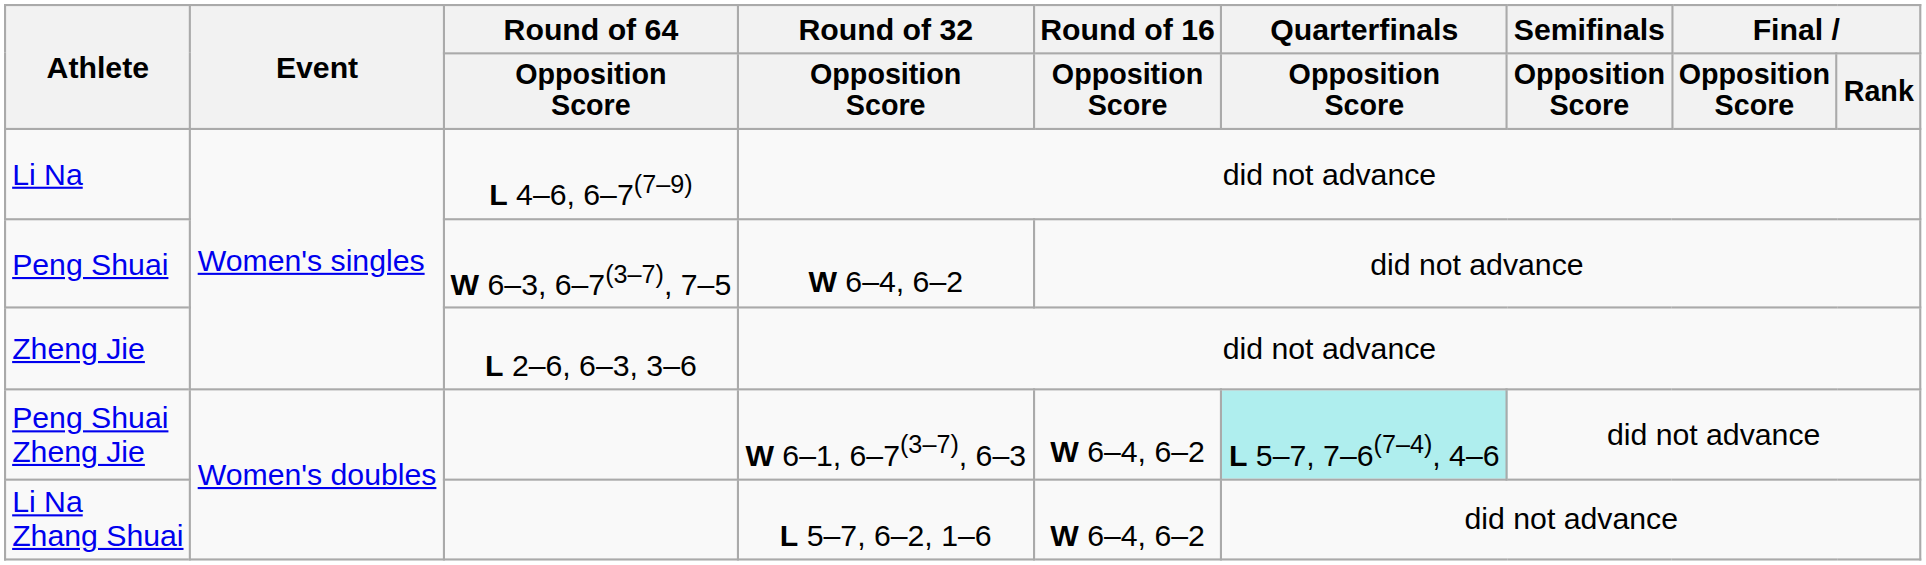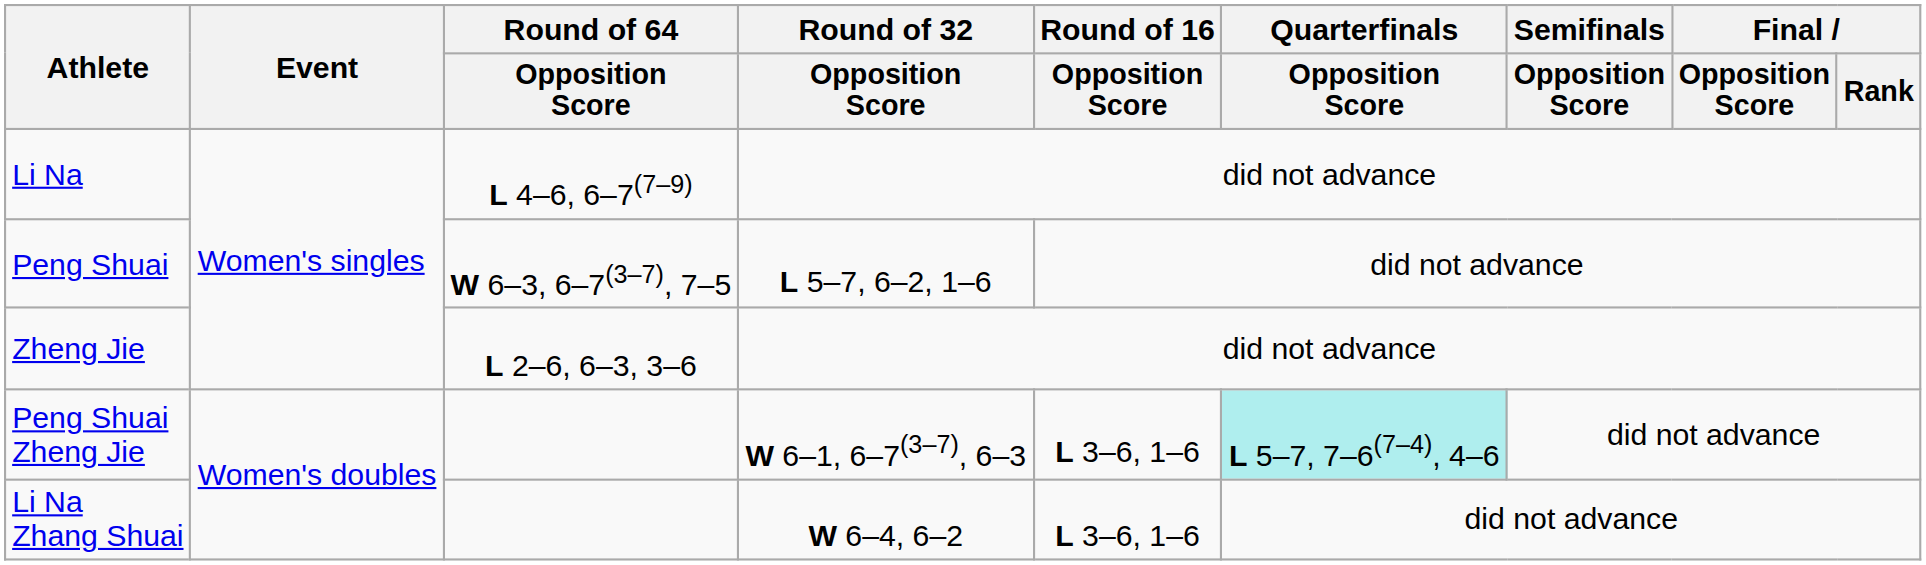(886, 281) W 6–4, 6–2 -> (886, 281) L 5–7, 6–2, 1–6
(1128, 451) W 6–4, 6–2 -> (1127, 451) L 3–6, 1–6
(886, 537) L 5–7, 6–2, 1–6 -> (886, 537) W 6–4, 6–2
(1128, 537) W 6–4, 6–2 -> (1127, 537) L 3–6, 1–6
